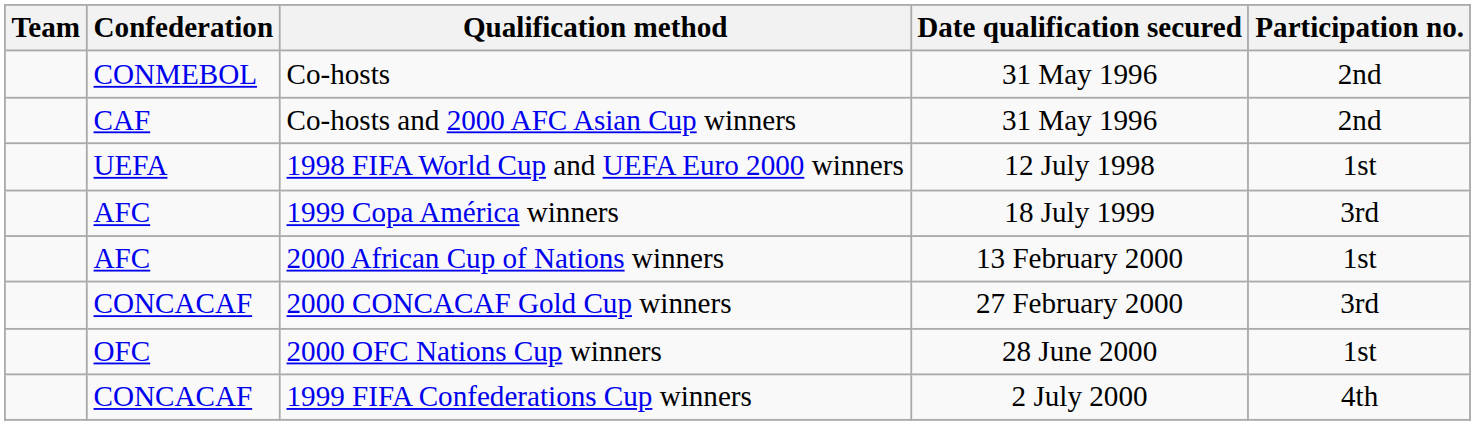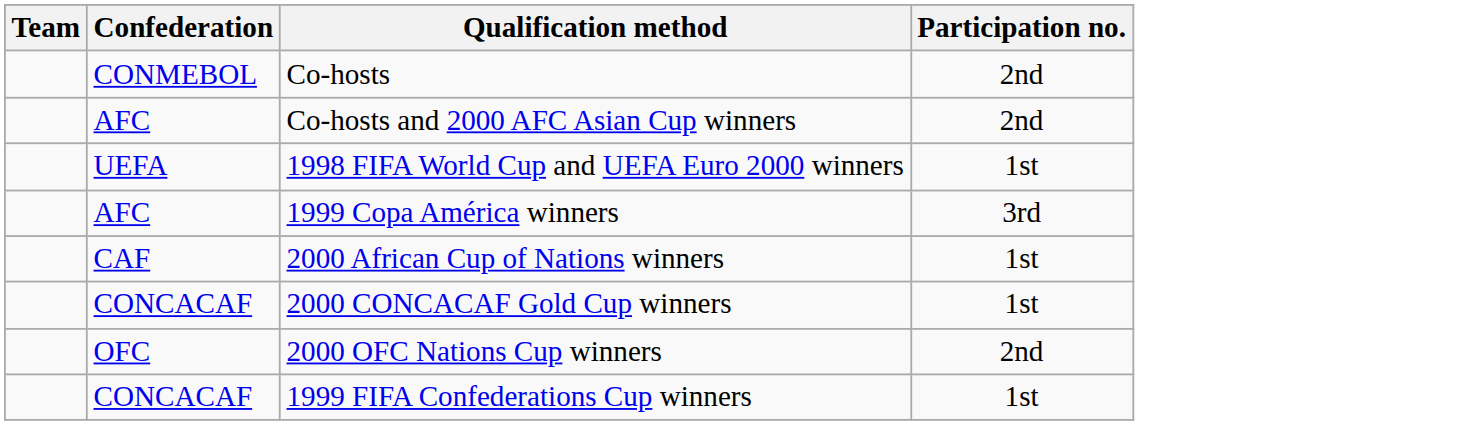- column: (1080, 27)
(122, 119) CAF -> (122, 119) AFC
(122, 258) AFC -> (122, 258) CAF
(1360, 304) 3rd -> (1022, 304) 1st
(1360, 350) 1st -> (1022, 350) 2nd
(1360, 397) 4th -> (1022, 397) 1st
